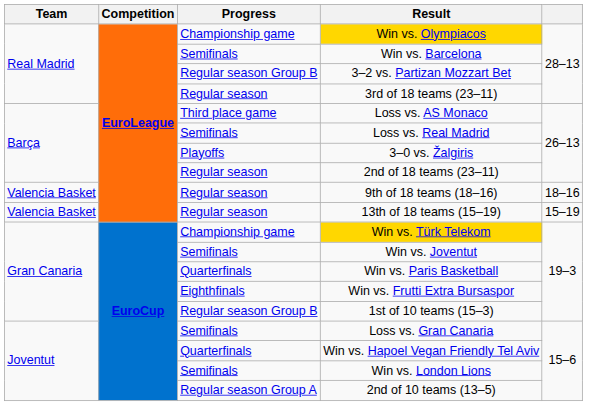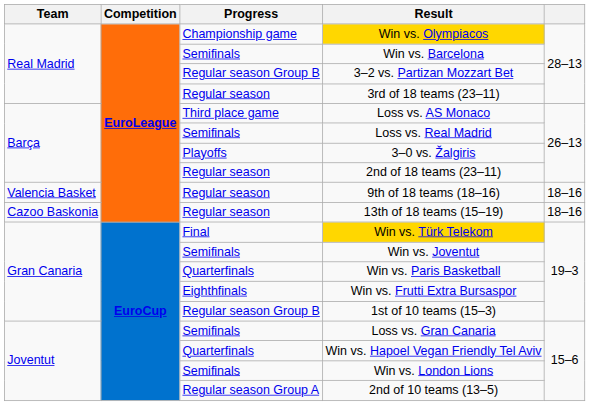(52, 212) Valencia Basket -> (53, 212) Cazoo Baskonia
(562, 212) 15–19 -> (565, 212) 18–16
(237, 232) Championship game -> (196, 232) Final
